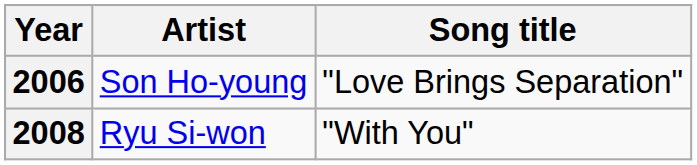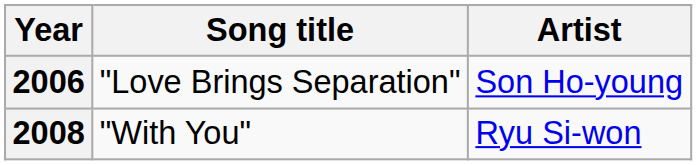columns swapped: (503, 30) <-> (204, 30)
